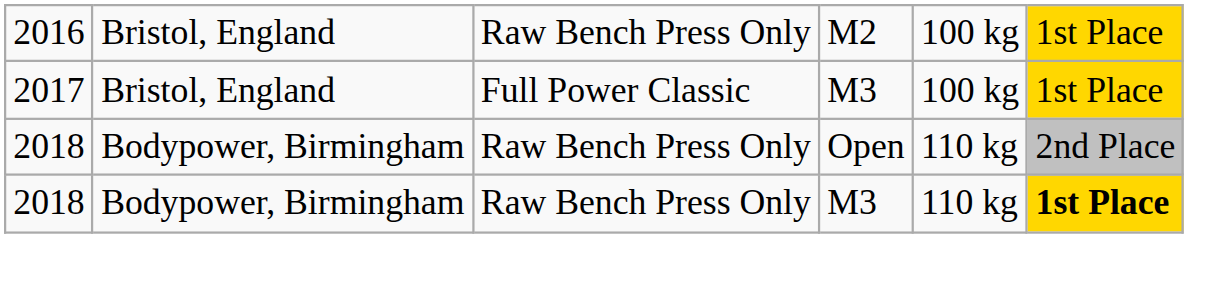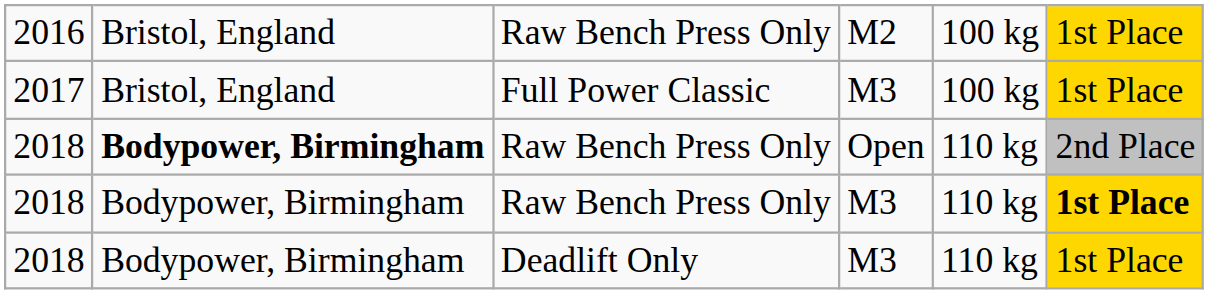(283, 145) normal -> (293, 145) bold
+ row: (599, 259)
